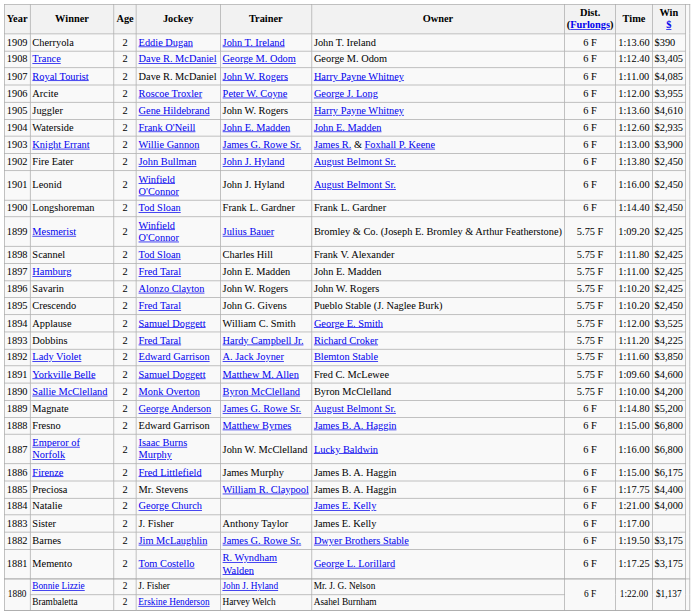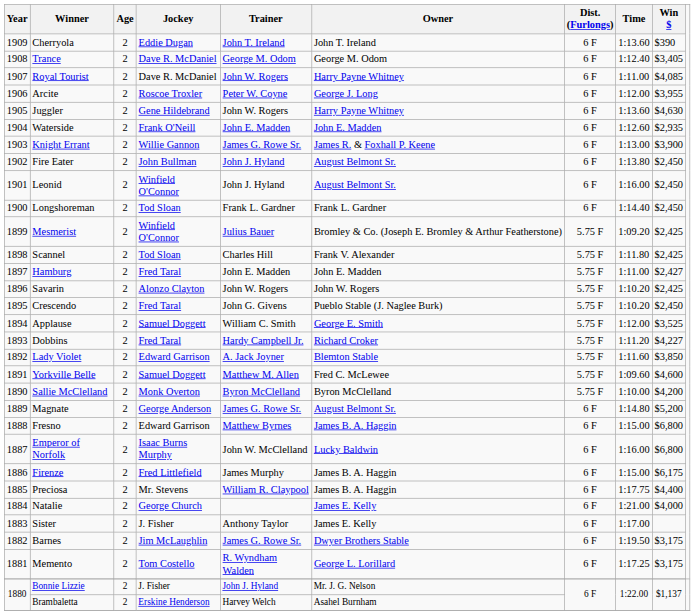(669, 111) $4,610 -> (669, 111) $4,630
(669, 272) $2,425 -> (669, 272) $2,427
(669, 340) $4,225 -> (669, 340) $4,227
